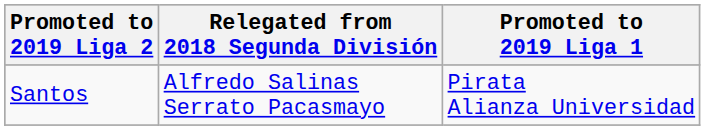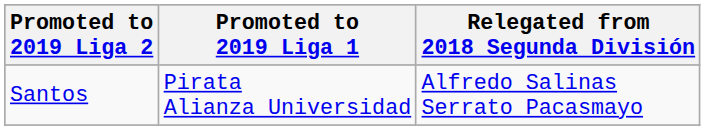columns swapped: (300, 35) <-> (571, 35)
